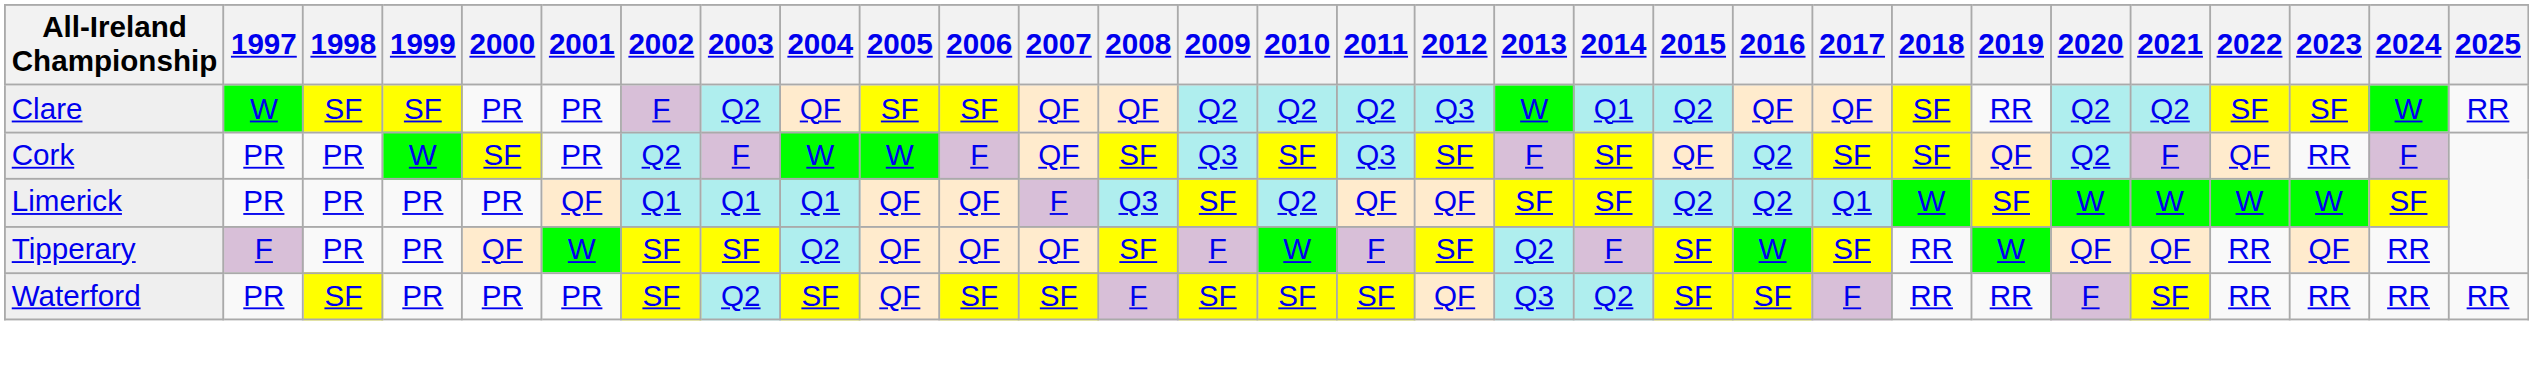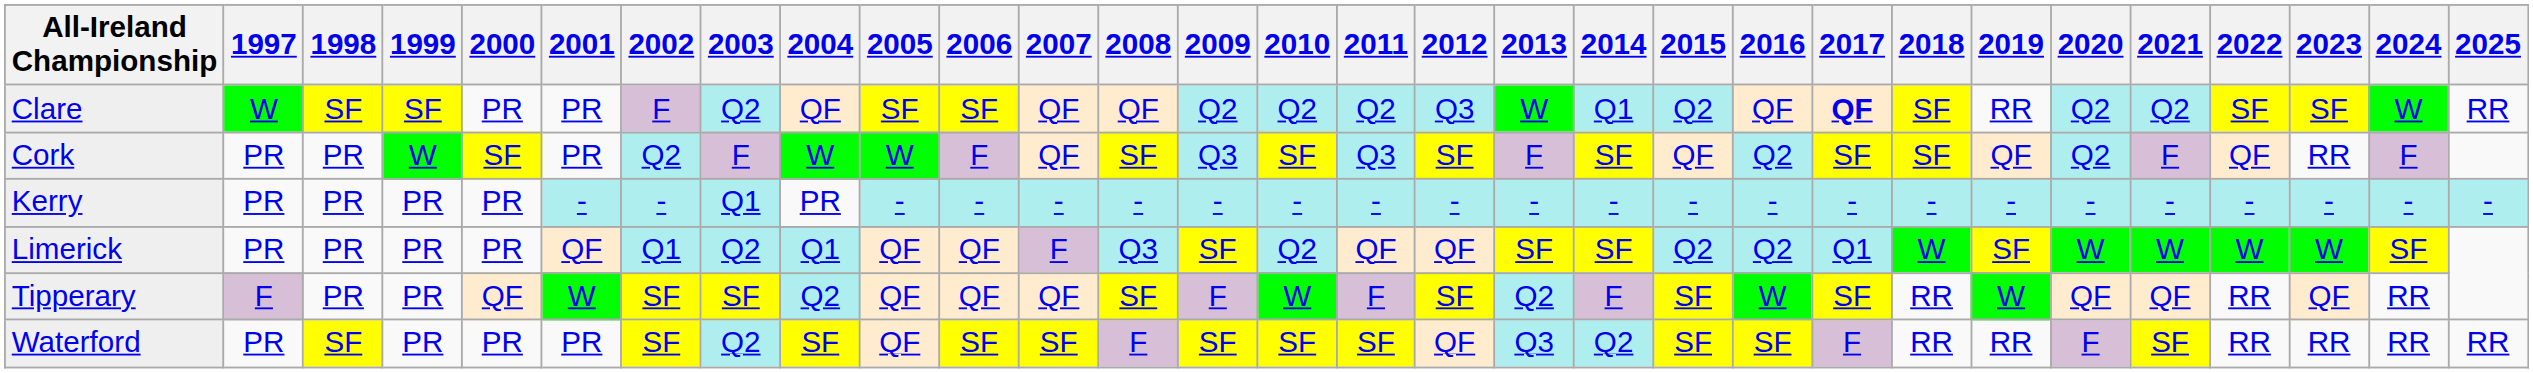(1852, 108) normal -> (1852, 108) bold
+ row: (47, 202)
(741, 202) Q1 -> (741, 249) Q2
